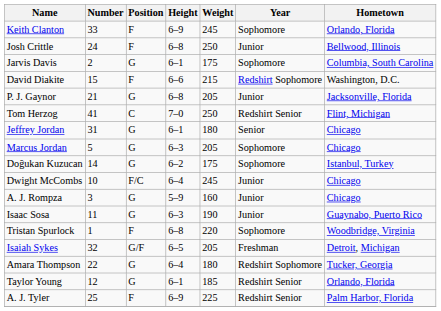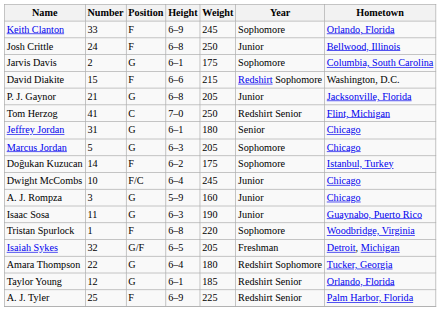(132, 164) G -> (131, 164) F
